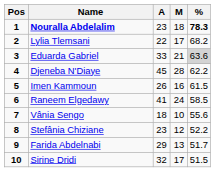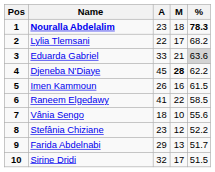(179, 71) normal -> (179, 71) bold
(179, 101) 24 -> (179, 101) 22
